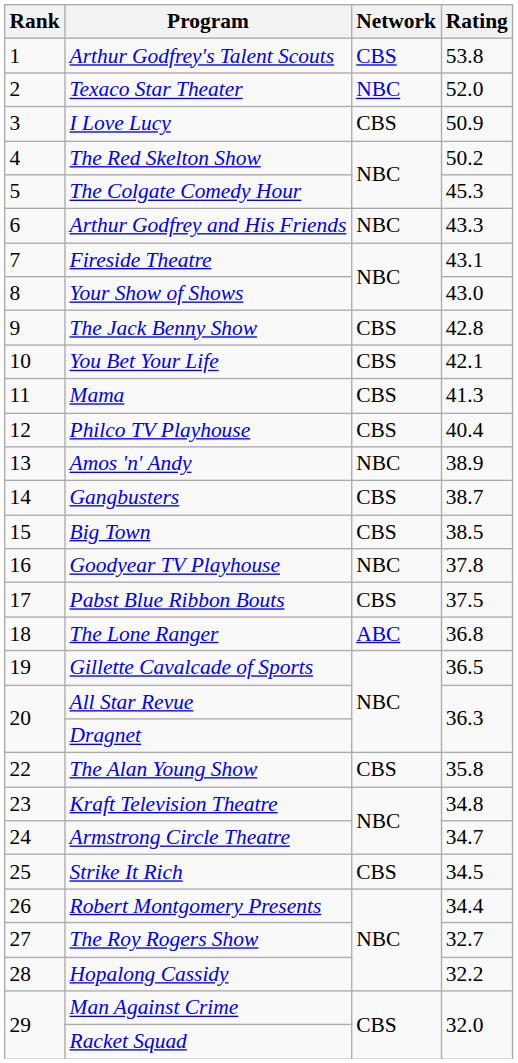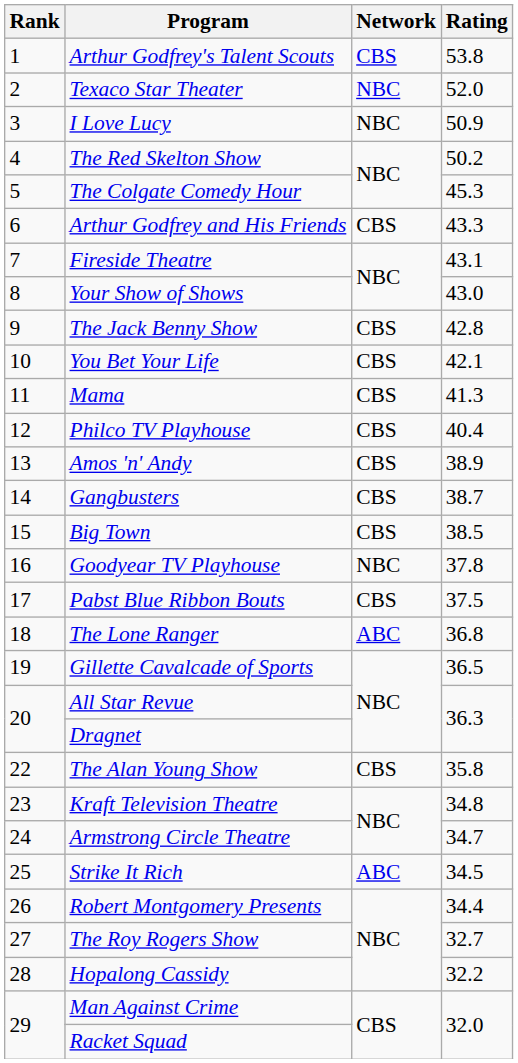(376, 123) CBS -> (378, 123) NBC
(378, 225) NBC -> (376, 225) CBS
(378, 463) NBC -> (376, 463) CBS
(376, 871) CBS -> (378, 871) ABC
